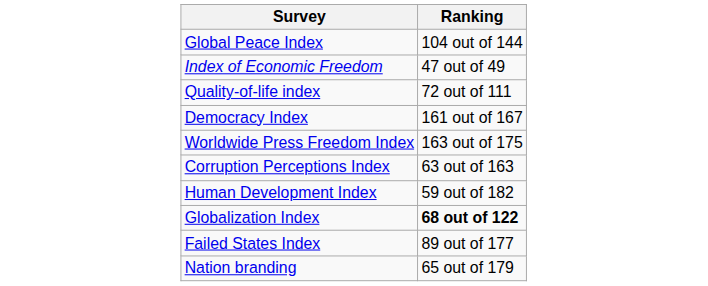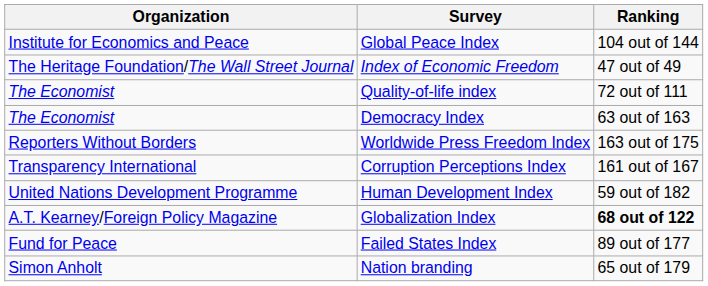+ column: (181, 17)
(472, 117) 161 out of 167 -> (644, 117) 63 out of 163
(468, 167) 63 out of 163 -> (648, 167) 161 out of 167
